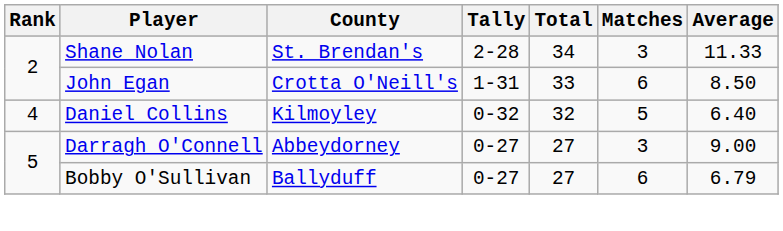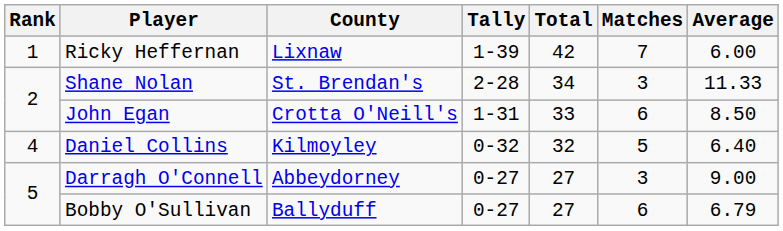+ row: (152, 52)
